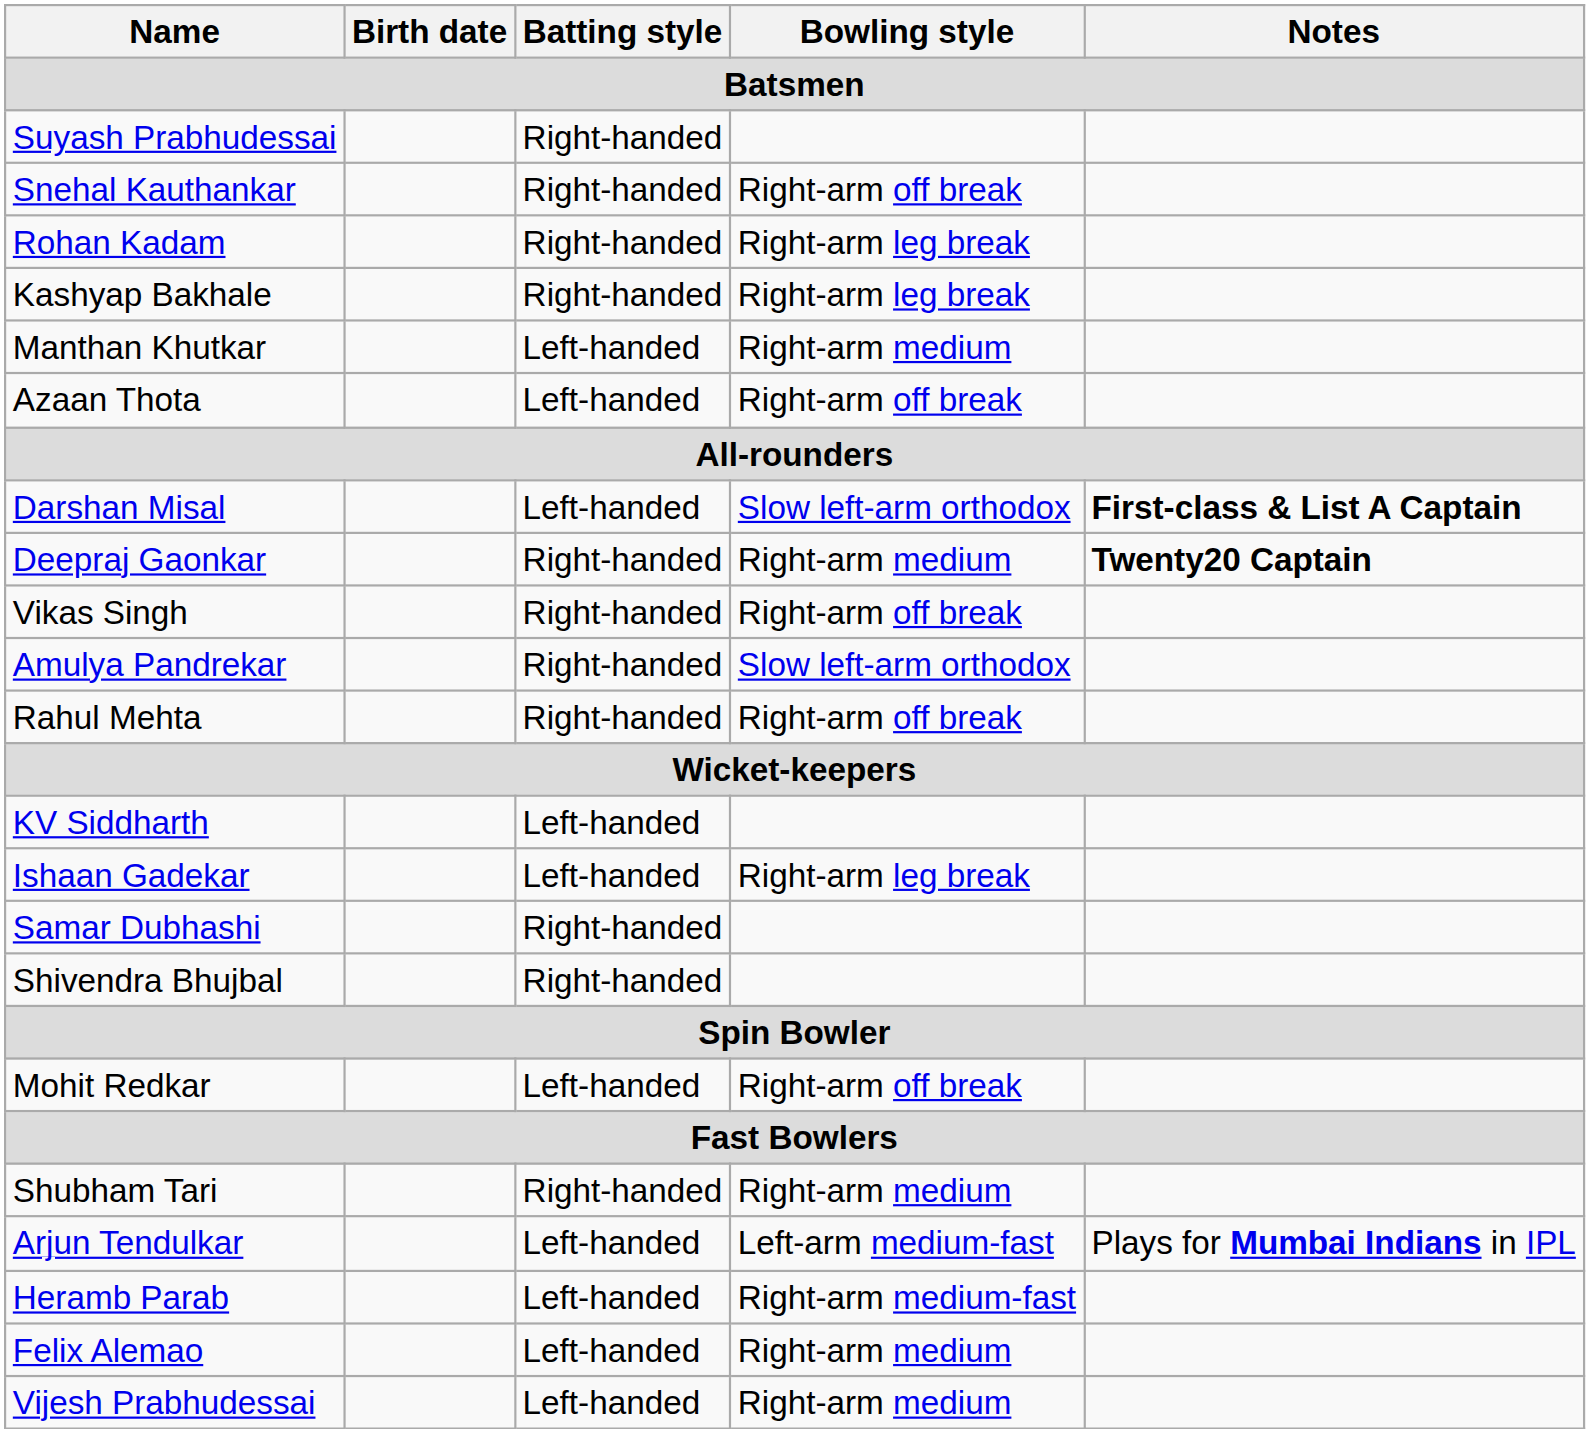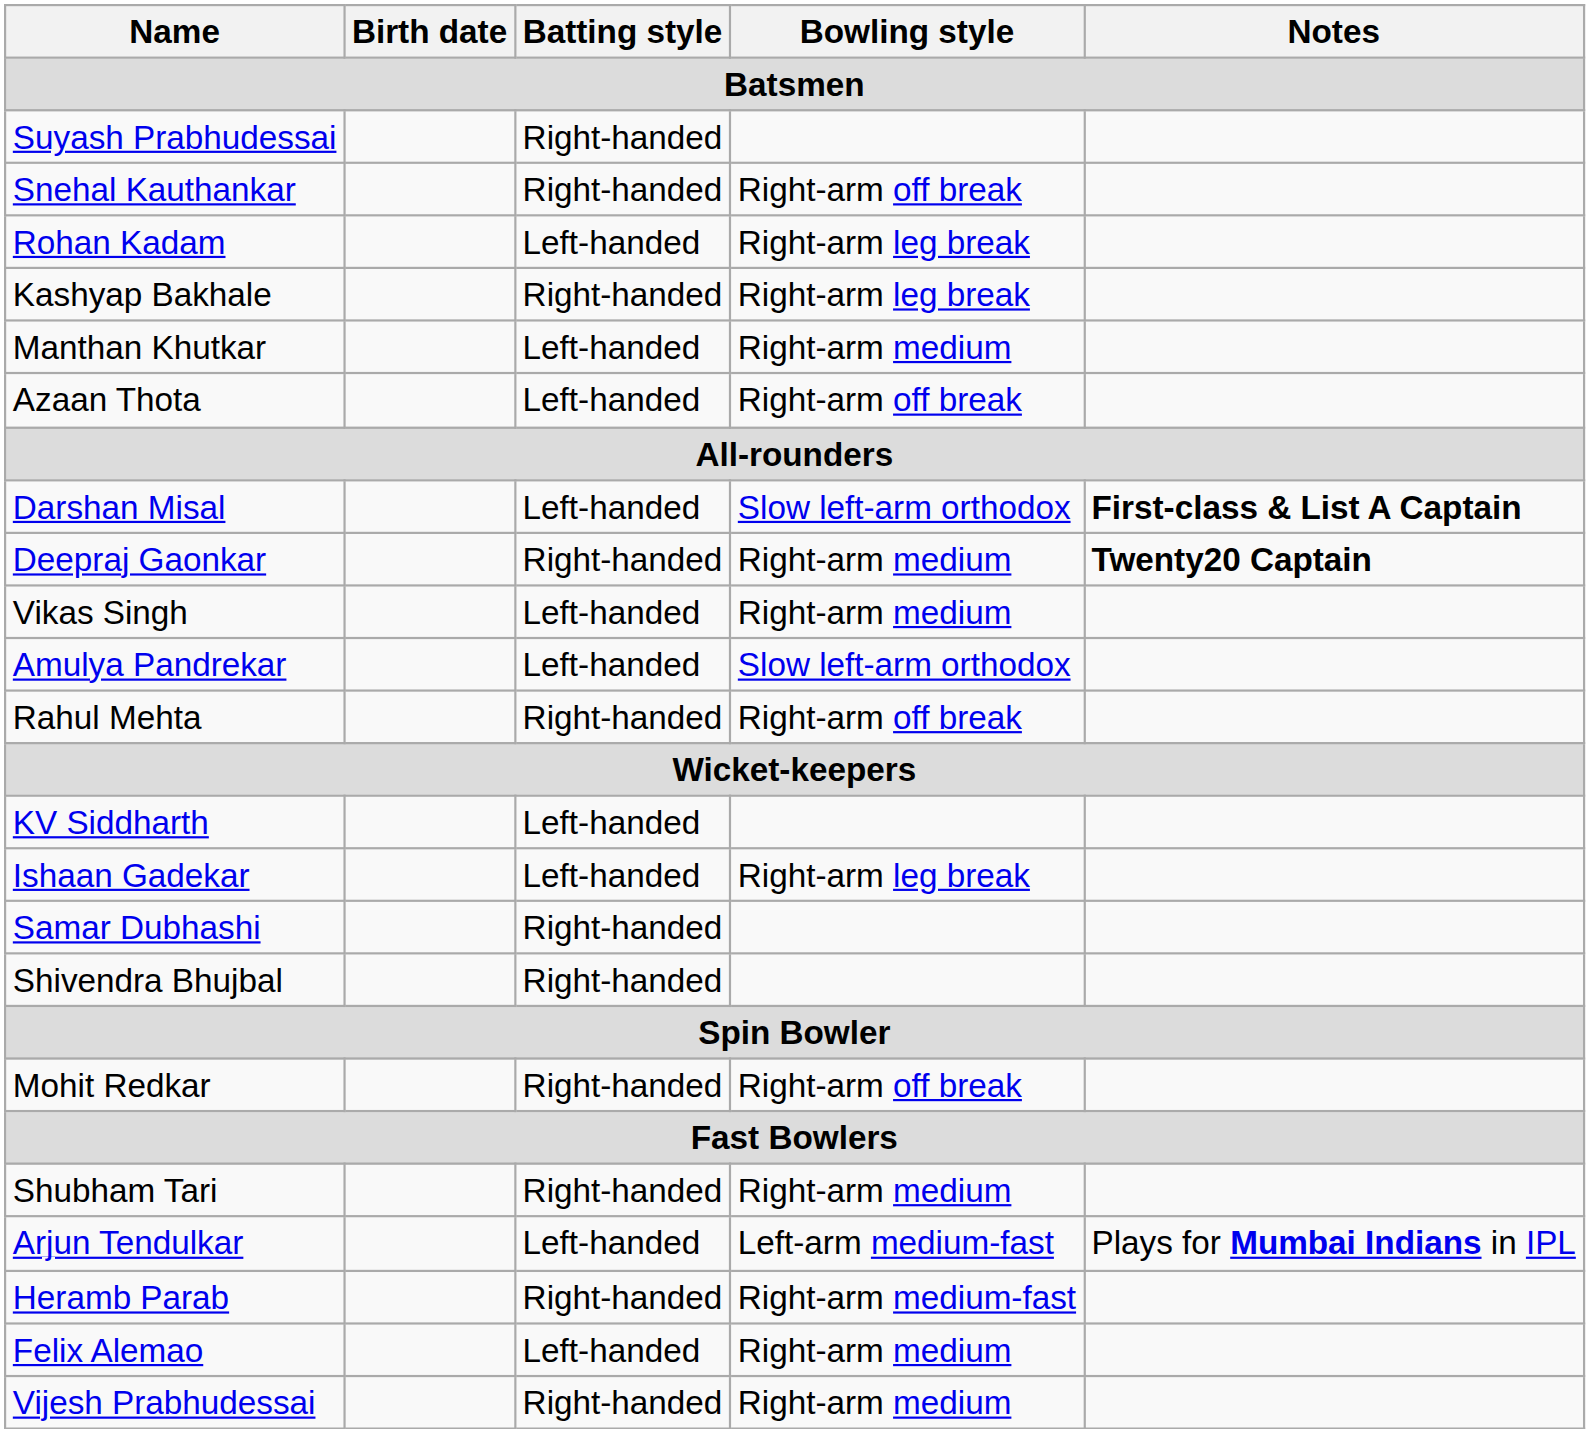(622, 242) Right-handed -> (611, 242) Left-handed
(622, 611) Right-handed -> (611, 611) Left-handed
(880, 611) Right-arm off break -> (875, 611) Right-arm medium
(622, 664) Right-handed -> (611, 664) Left-handed
(611, 1086) Left-handed -> (622, 1086) Right-handed
(611, 1296) Left-handed -> (622, 1296) Right-handed
(611, 1402) Left-handed -> (622, 1402) Right-handed
